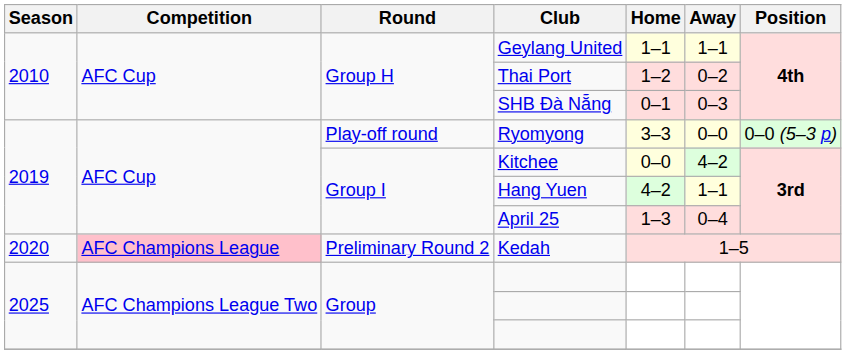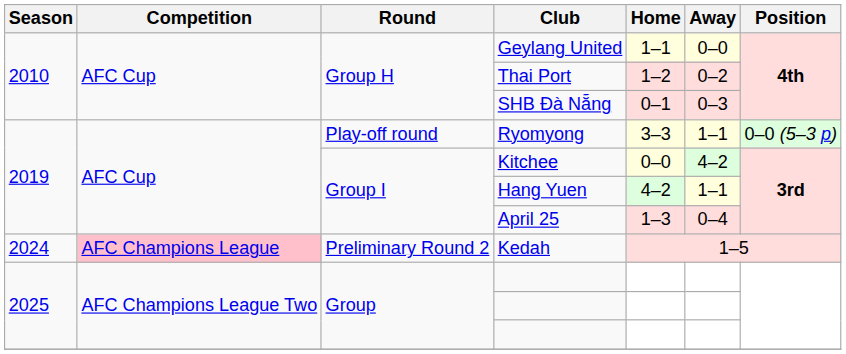(713, 47) 1–1 -> (713, 47) 0–0
(713, 133) 0–0 -> (713, 133) 1–1
(29, 248) 2020 -> (29, 248) 2024
